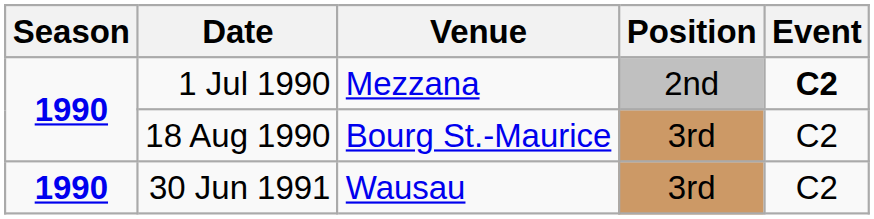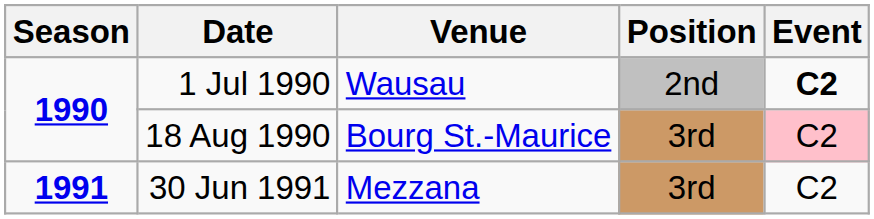(413, 84) Mezzana -> (406, 84) Wausau
(817, 136) no background -> (817, 136) pink background
(71, 188) 1990 -> (71, 188) 1991
(406, 188) Wausau -> (413, 188) Mezzana
